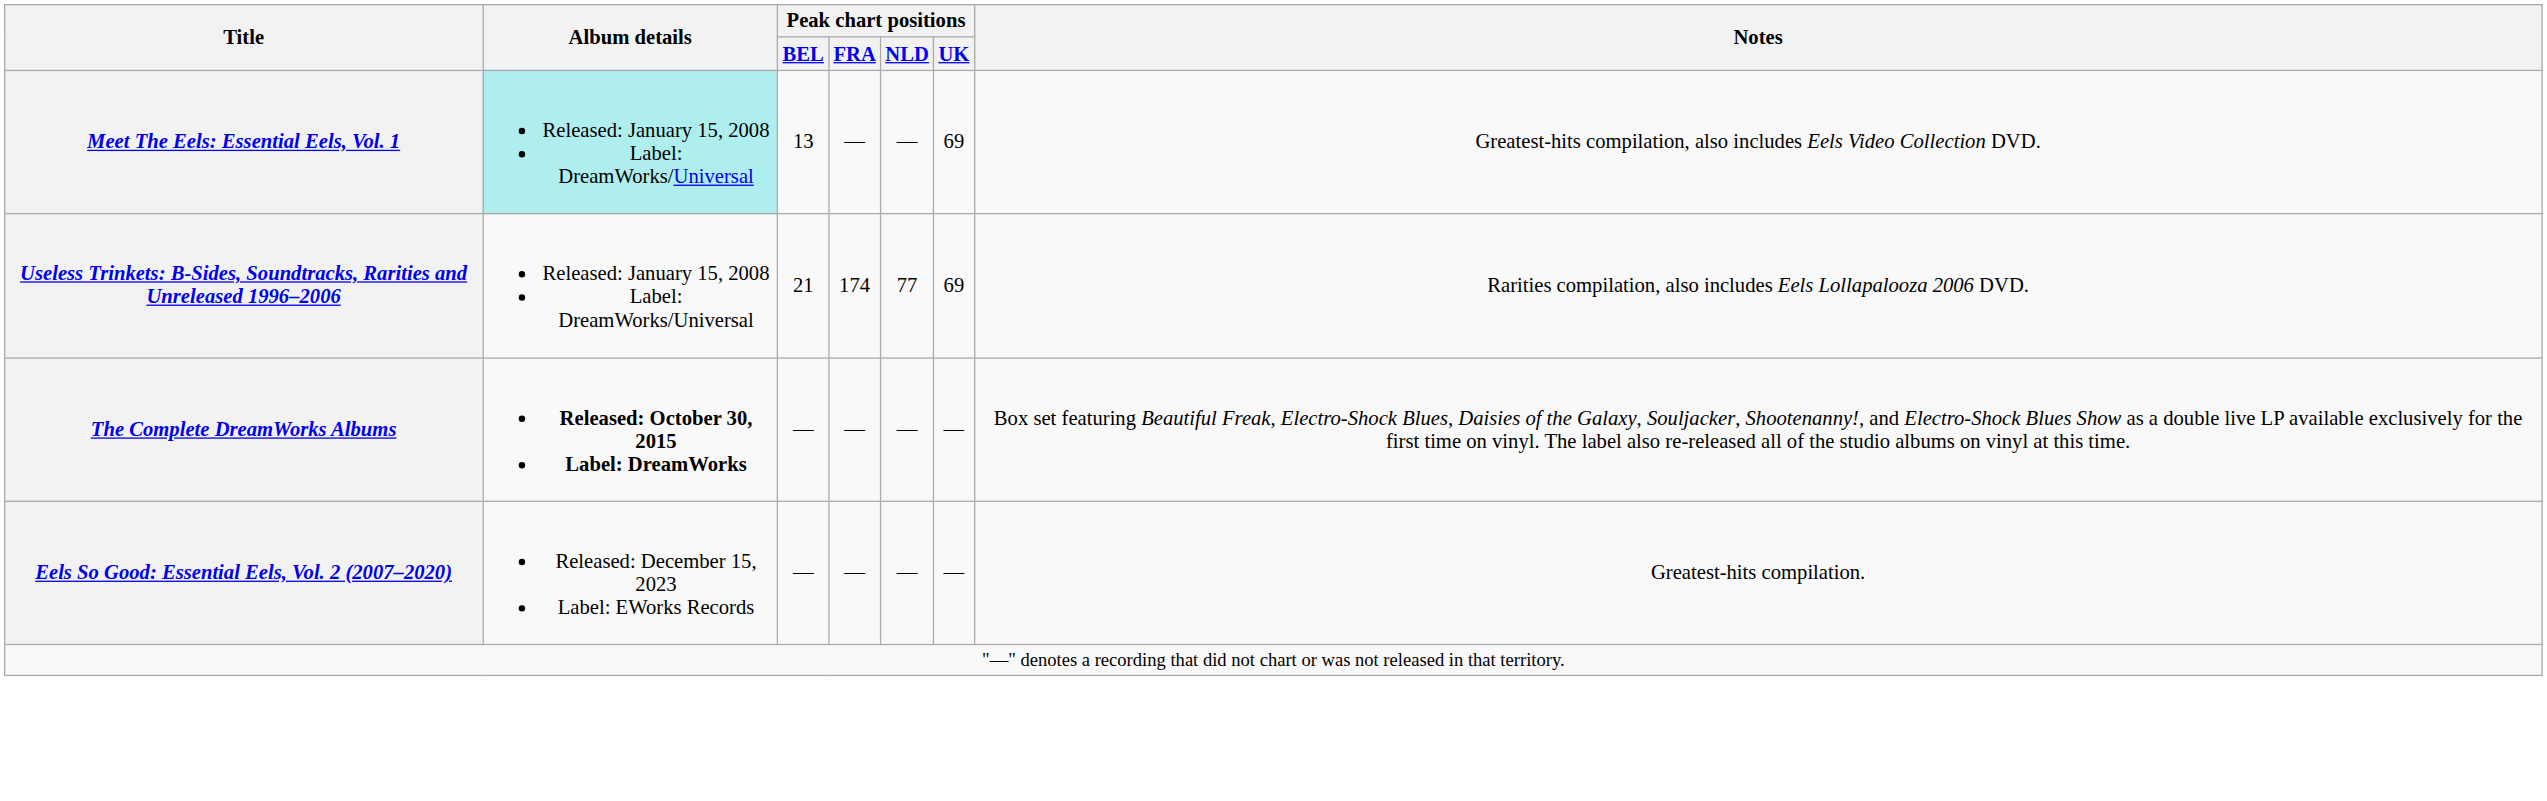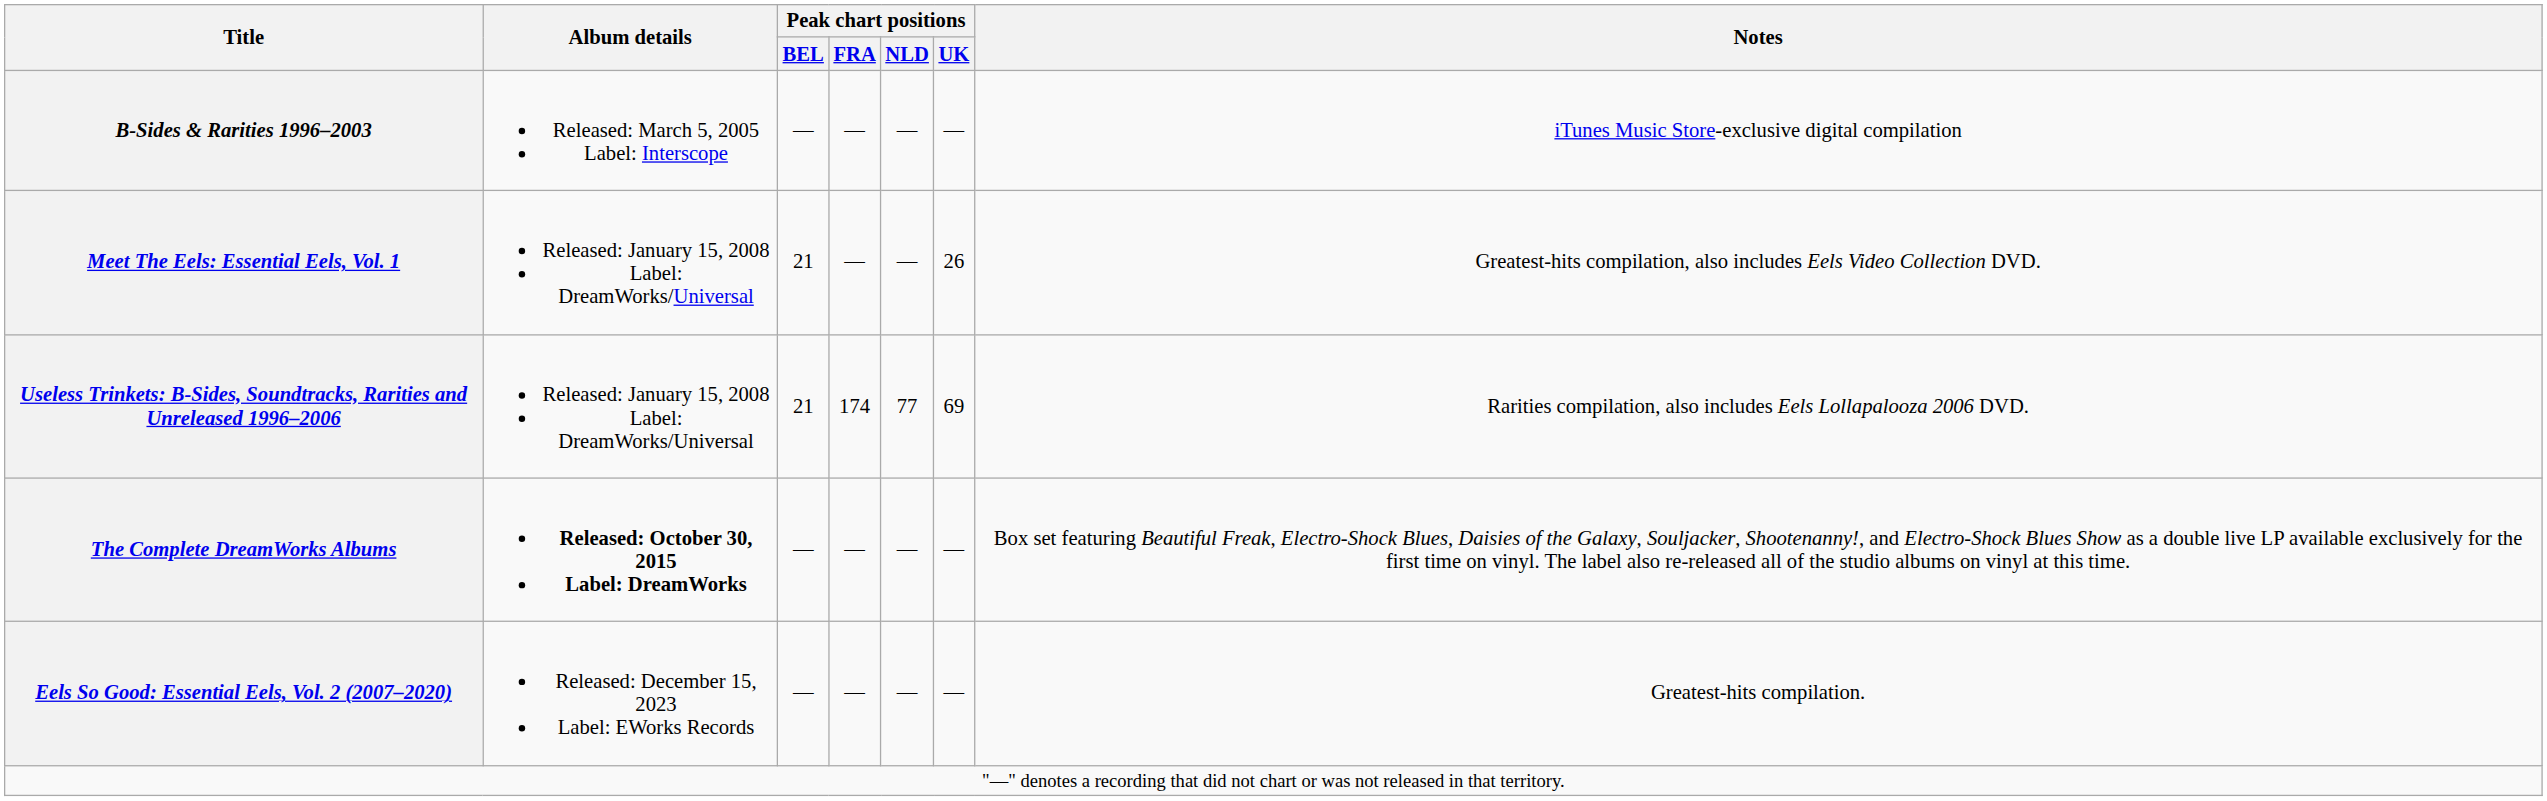+ row: (244, 130)
(630, 154) paleturquoise background -> (630, 274) no background
(803, 141) 13 -> (803, 262) 21
(954, 141) 69 -> (954, 262) 26
